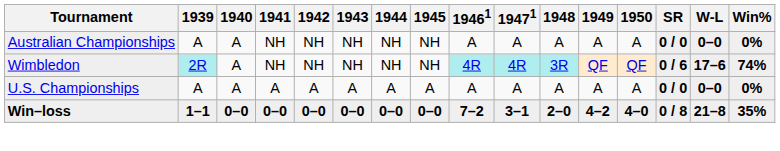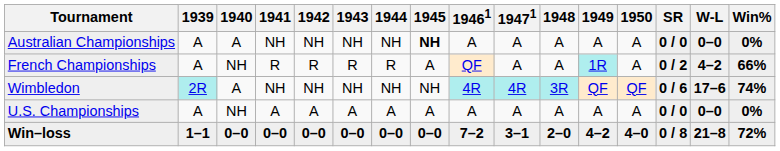(430, 42) normal -> (430, 42) bold
+ row: (82, 65)
(236, 88) A -> (236, 111) NH
(752, 111) 35% -> (752, 134) 72%
